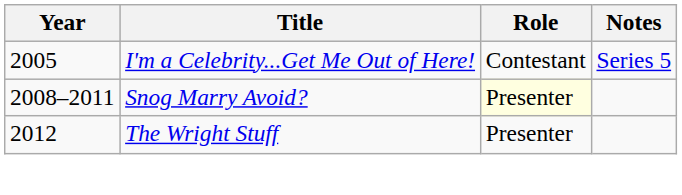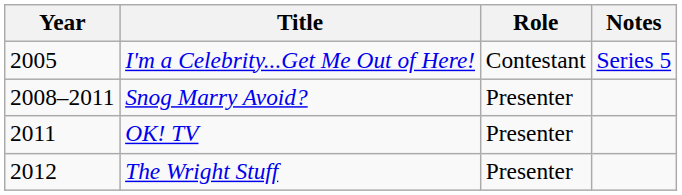(529, 97) lightyellow background -> (529, 97) no background
+ row: (162, 134)
